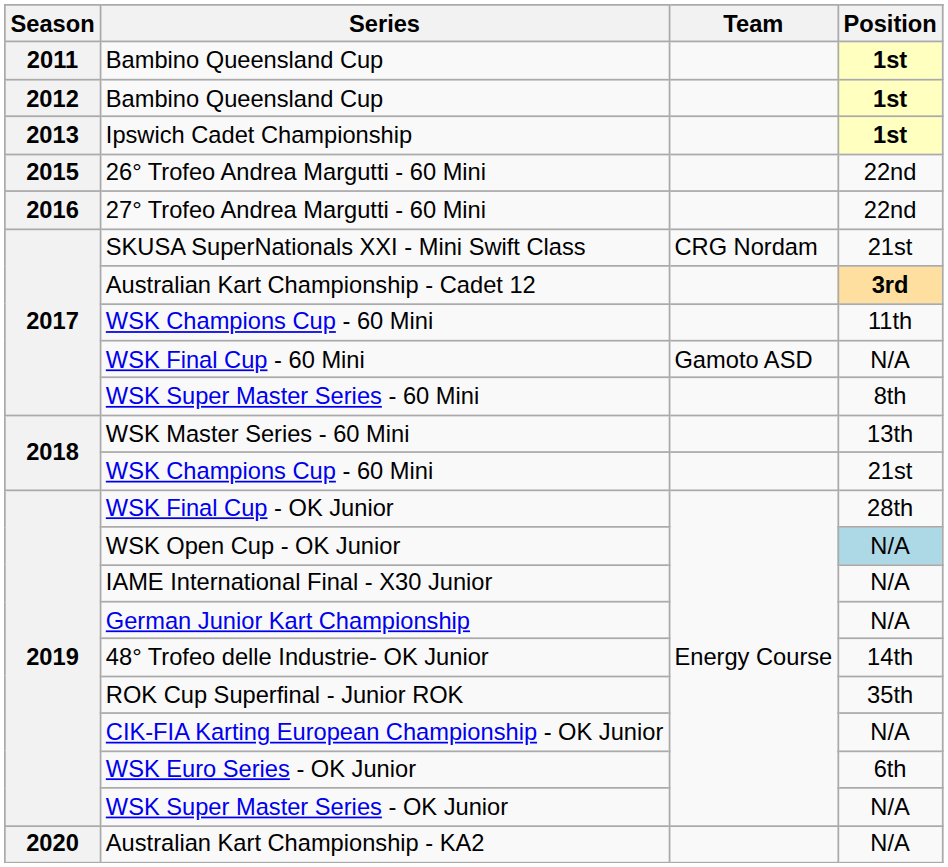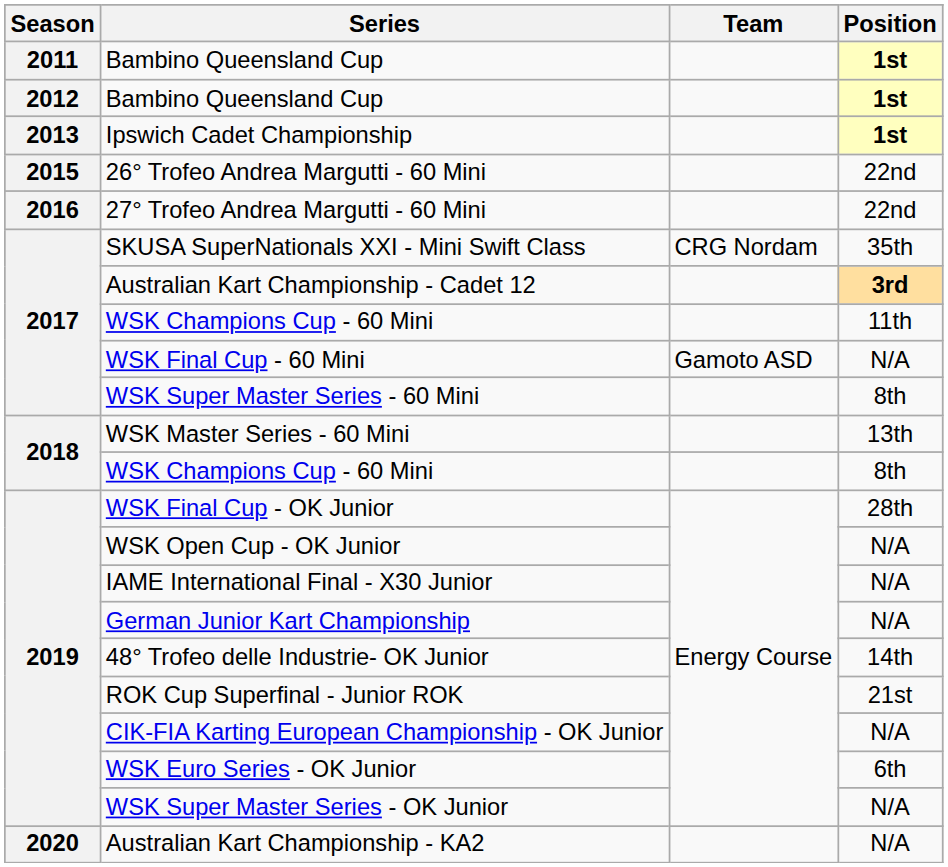(890, 247) 21st -> (890, 247) 35th
(890, 471) 21st -> (890, 471) 8th
(890, 545) lightblue background -> (890, 545) no background
(890, 695) 35th -> (890, 695) 21st
